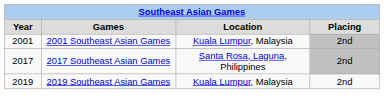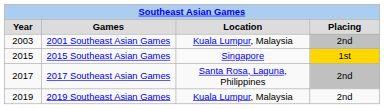(23, 42) 2001 -> (23, 42) 2003
+ row: (108, 56)
